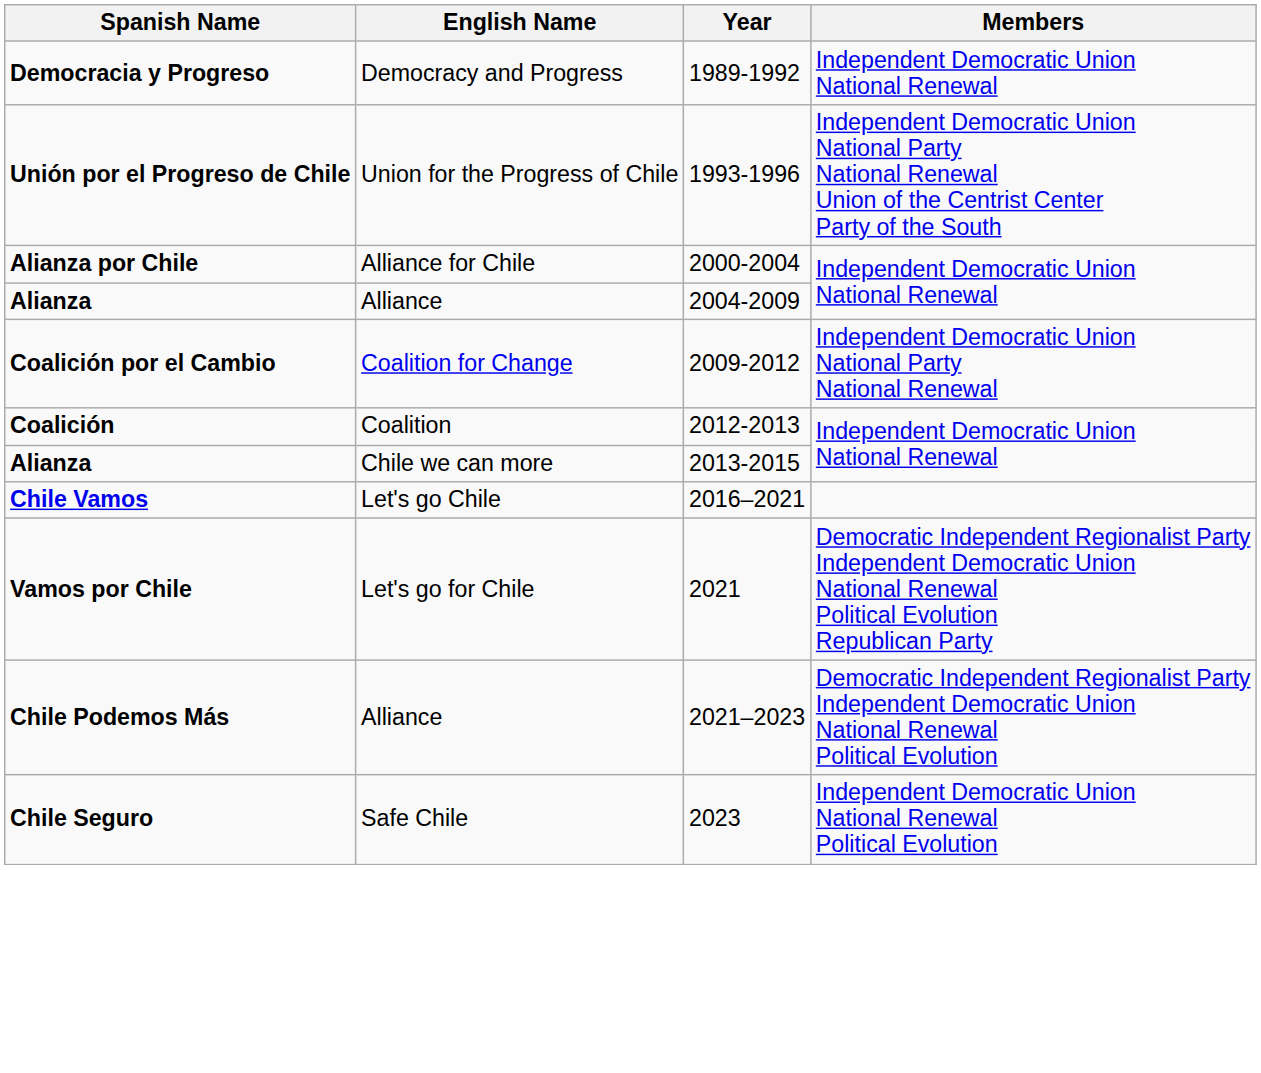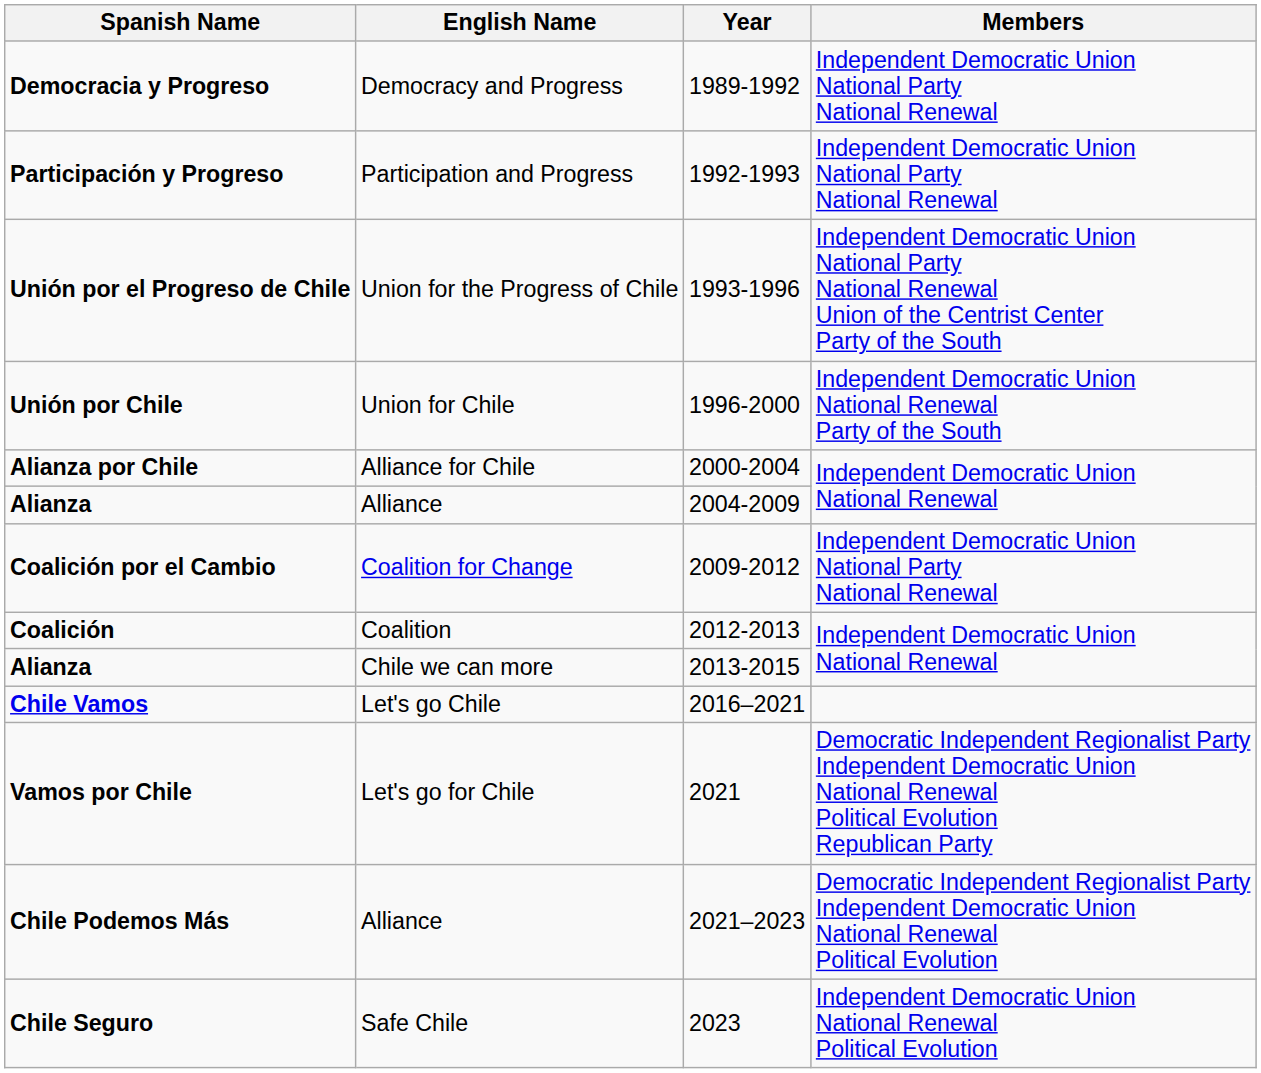(976, 72) Independent Democratic Union National Renewal -> (976, 85) Independent Democratic Union National Party National Renewal
+ row: (147, 174)
+ row: (96, 404)
